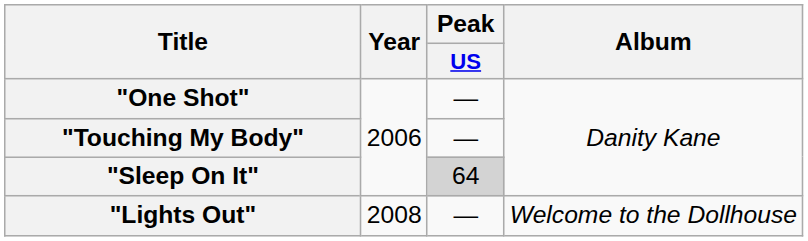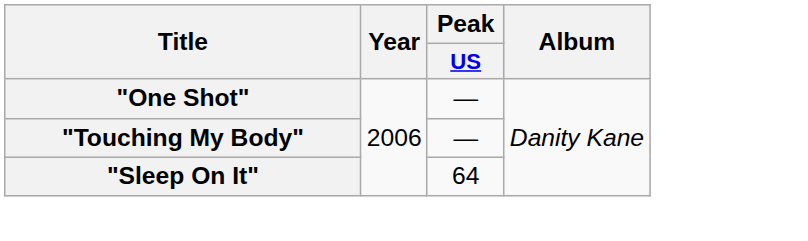(466, 176) lightgrey background -> (466, 176) no background
- row: (183, 215)
